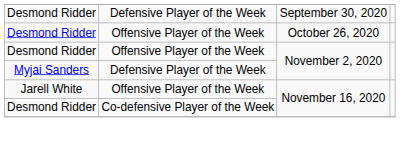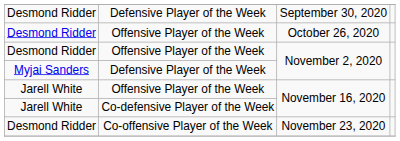(52, 107) Desmond Ridder -> (52, 107) Jarell White
+ row: (188, 126)
